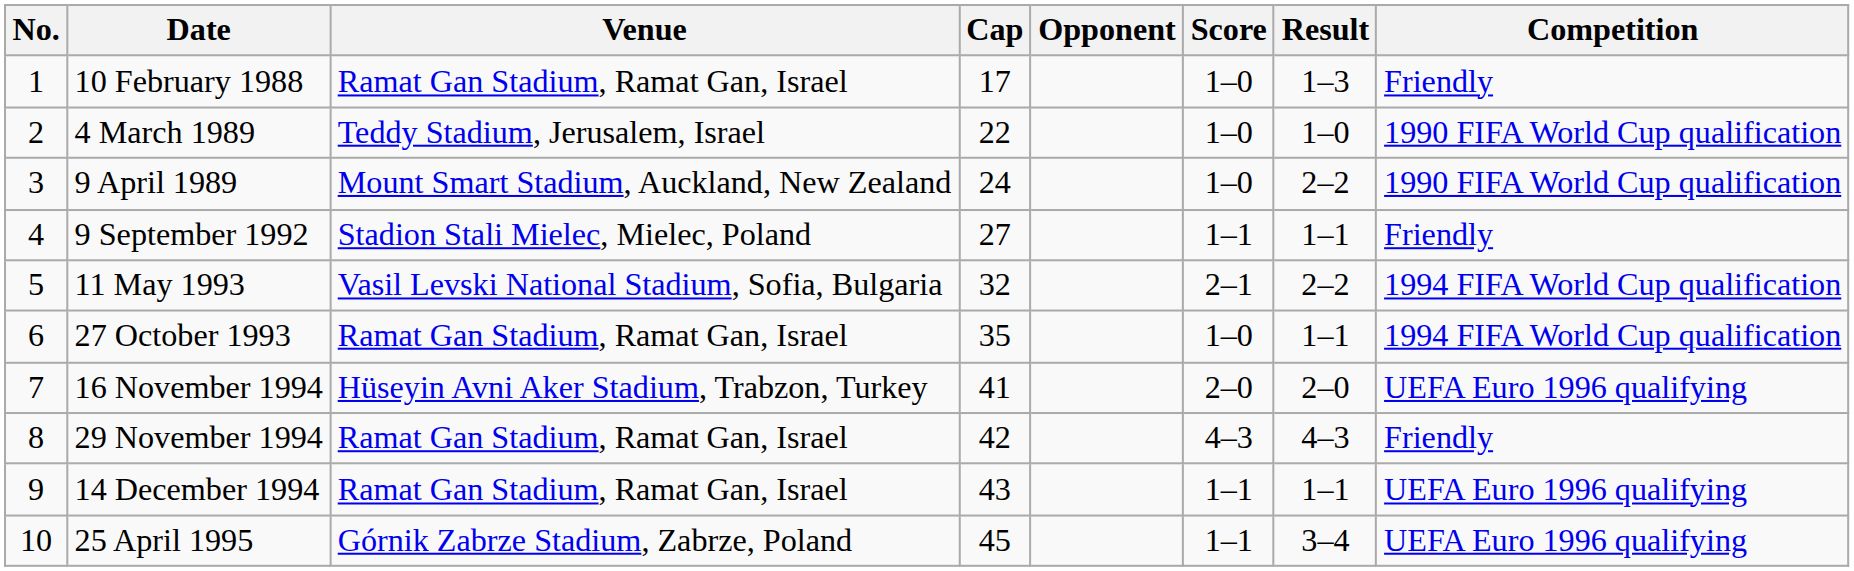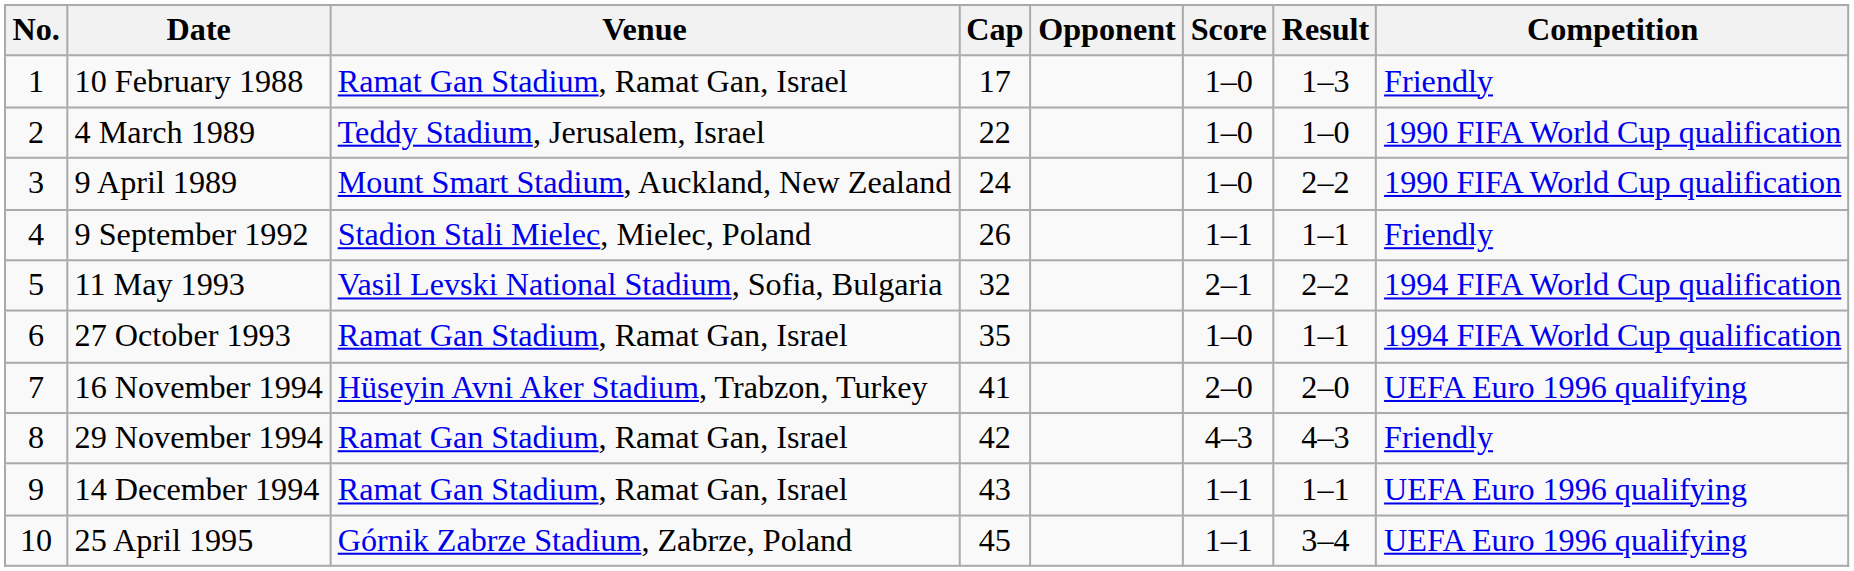(995, 234) 27 -> (995, 234) 26
